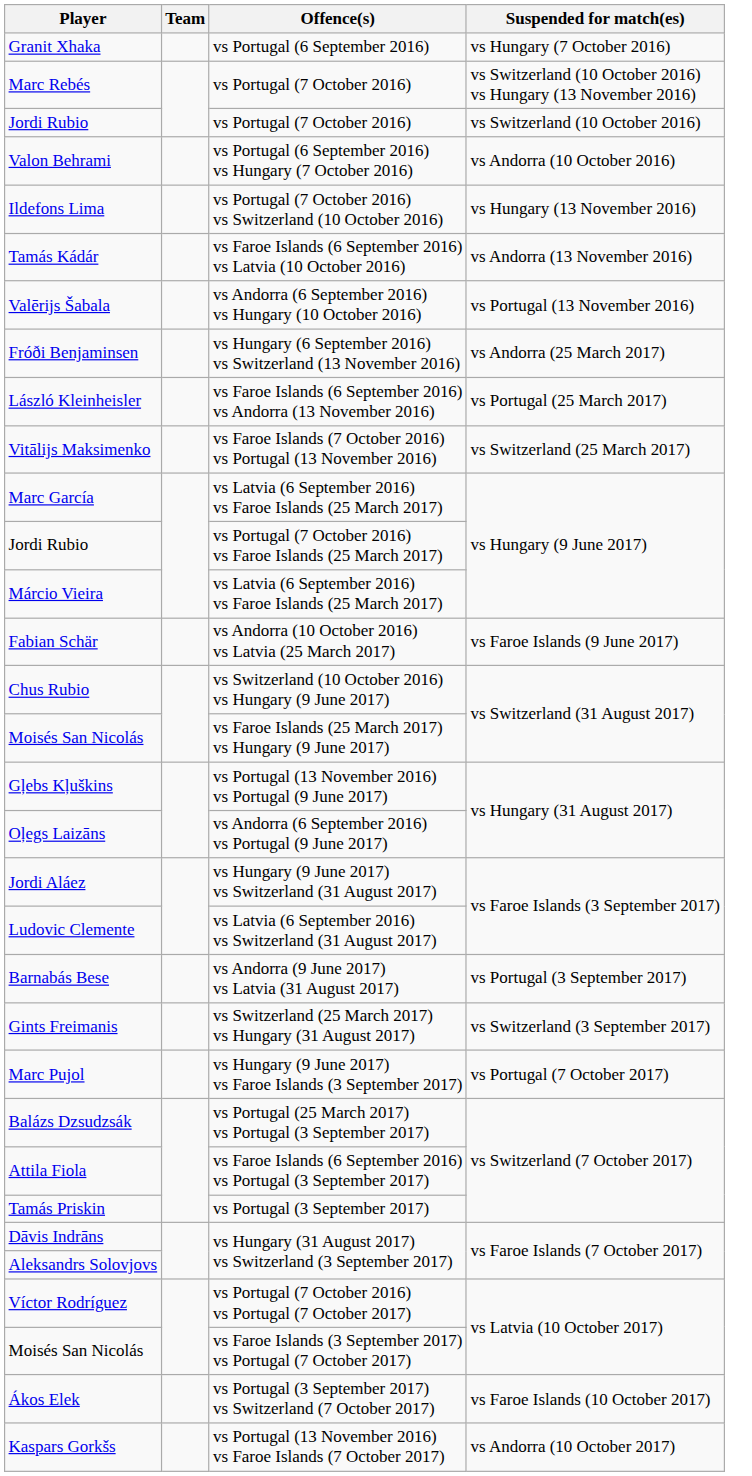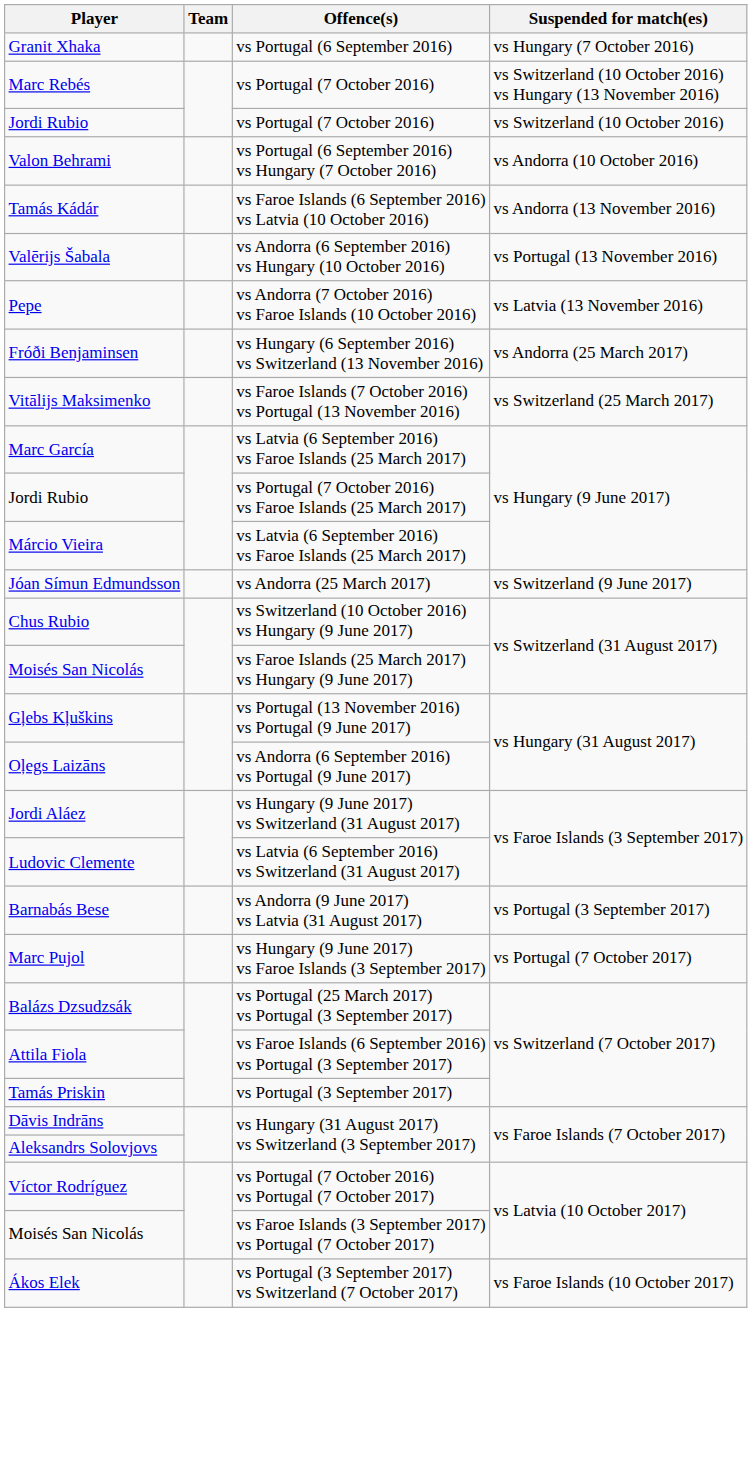- row: (56, 209)
+ row: (25, 305)
- row: (75, 401)
+ row: (94, 583)
- row: (53, 641)
- row: (63, 1026)
- row: (62, 1447)
